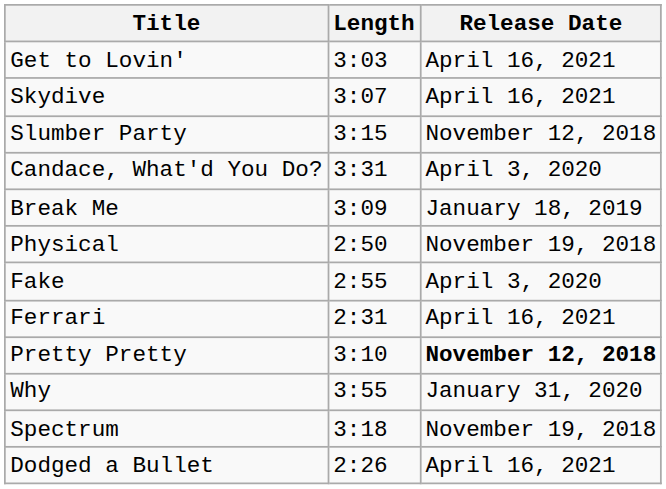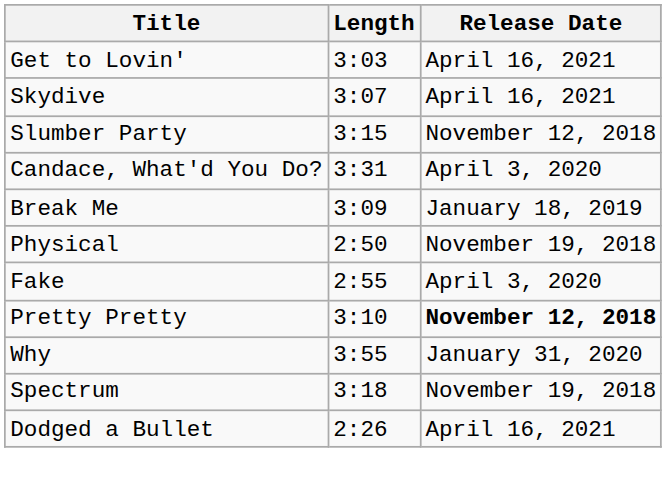- row: (58, 318)
